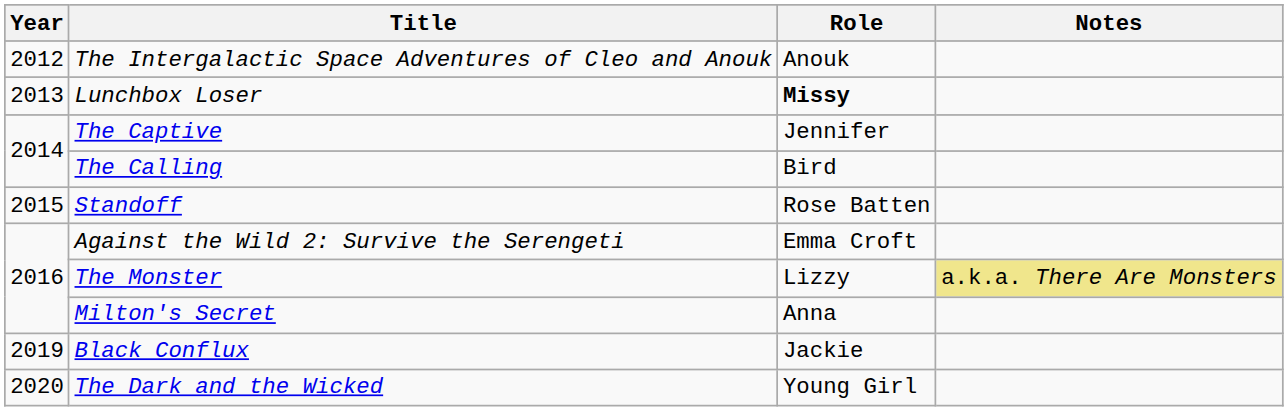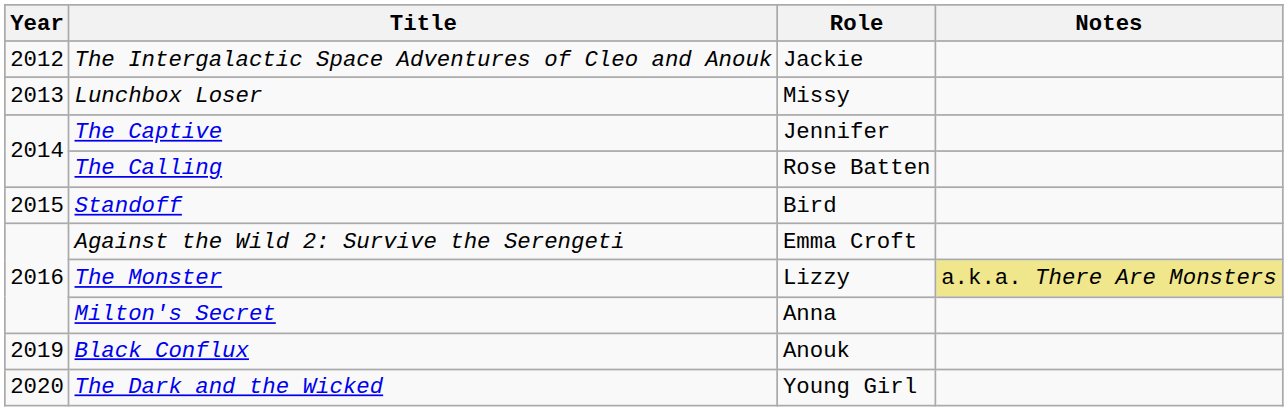(816, 60) Anouk -> (823, 60) Jackie
(816, 96) bold -> (816, 96) normal
(810, 169) Bird -> (857, 169) Rose Batten
(857, 205) Rose Batten -> (810, 205) Bird
(823, 351) Jackie -> (816, 351) Anouk
